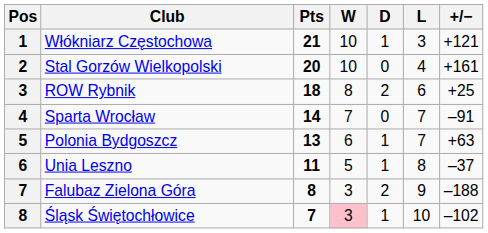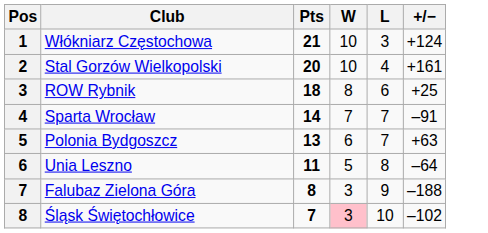- column: (385, 16)
(461, 41) +121 -> (425, 41) +124
(461, 166) –37 -> (425, 166) –64
